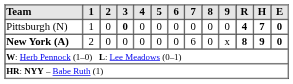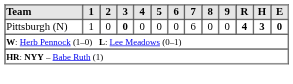(193, 26) 0 -> (193, 26) 6
(262, 26) 7 -> (262, 26) 3
- row: (38, 41)
